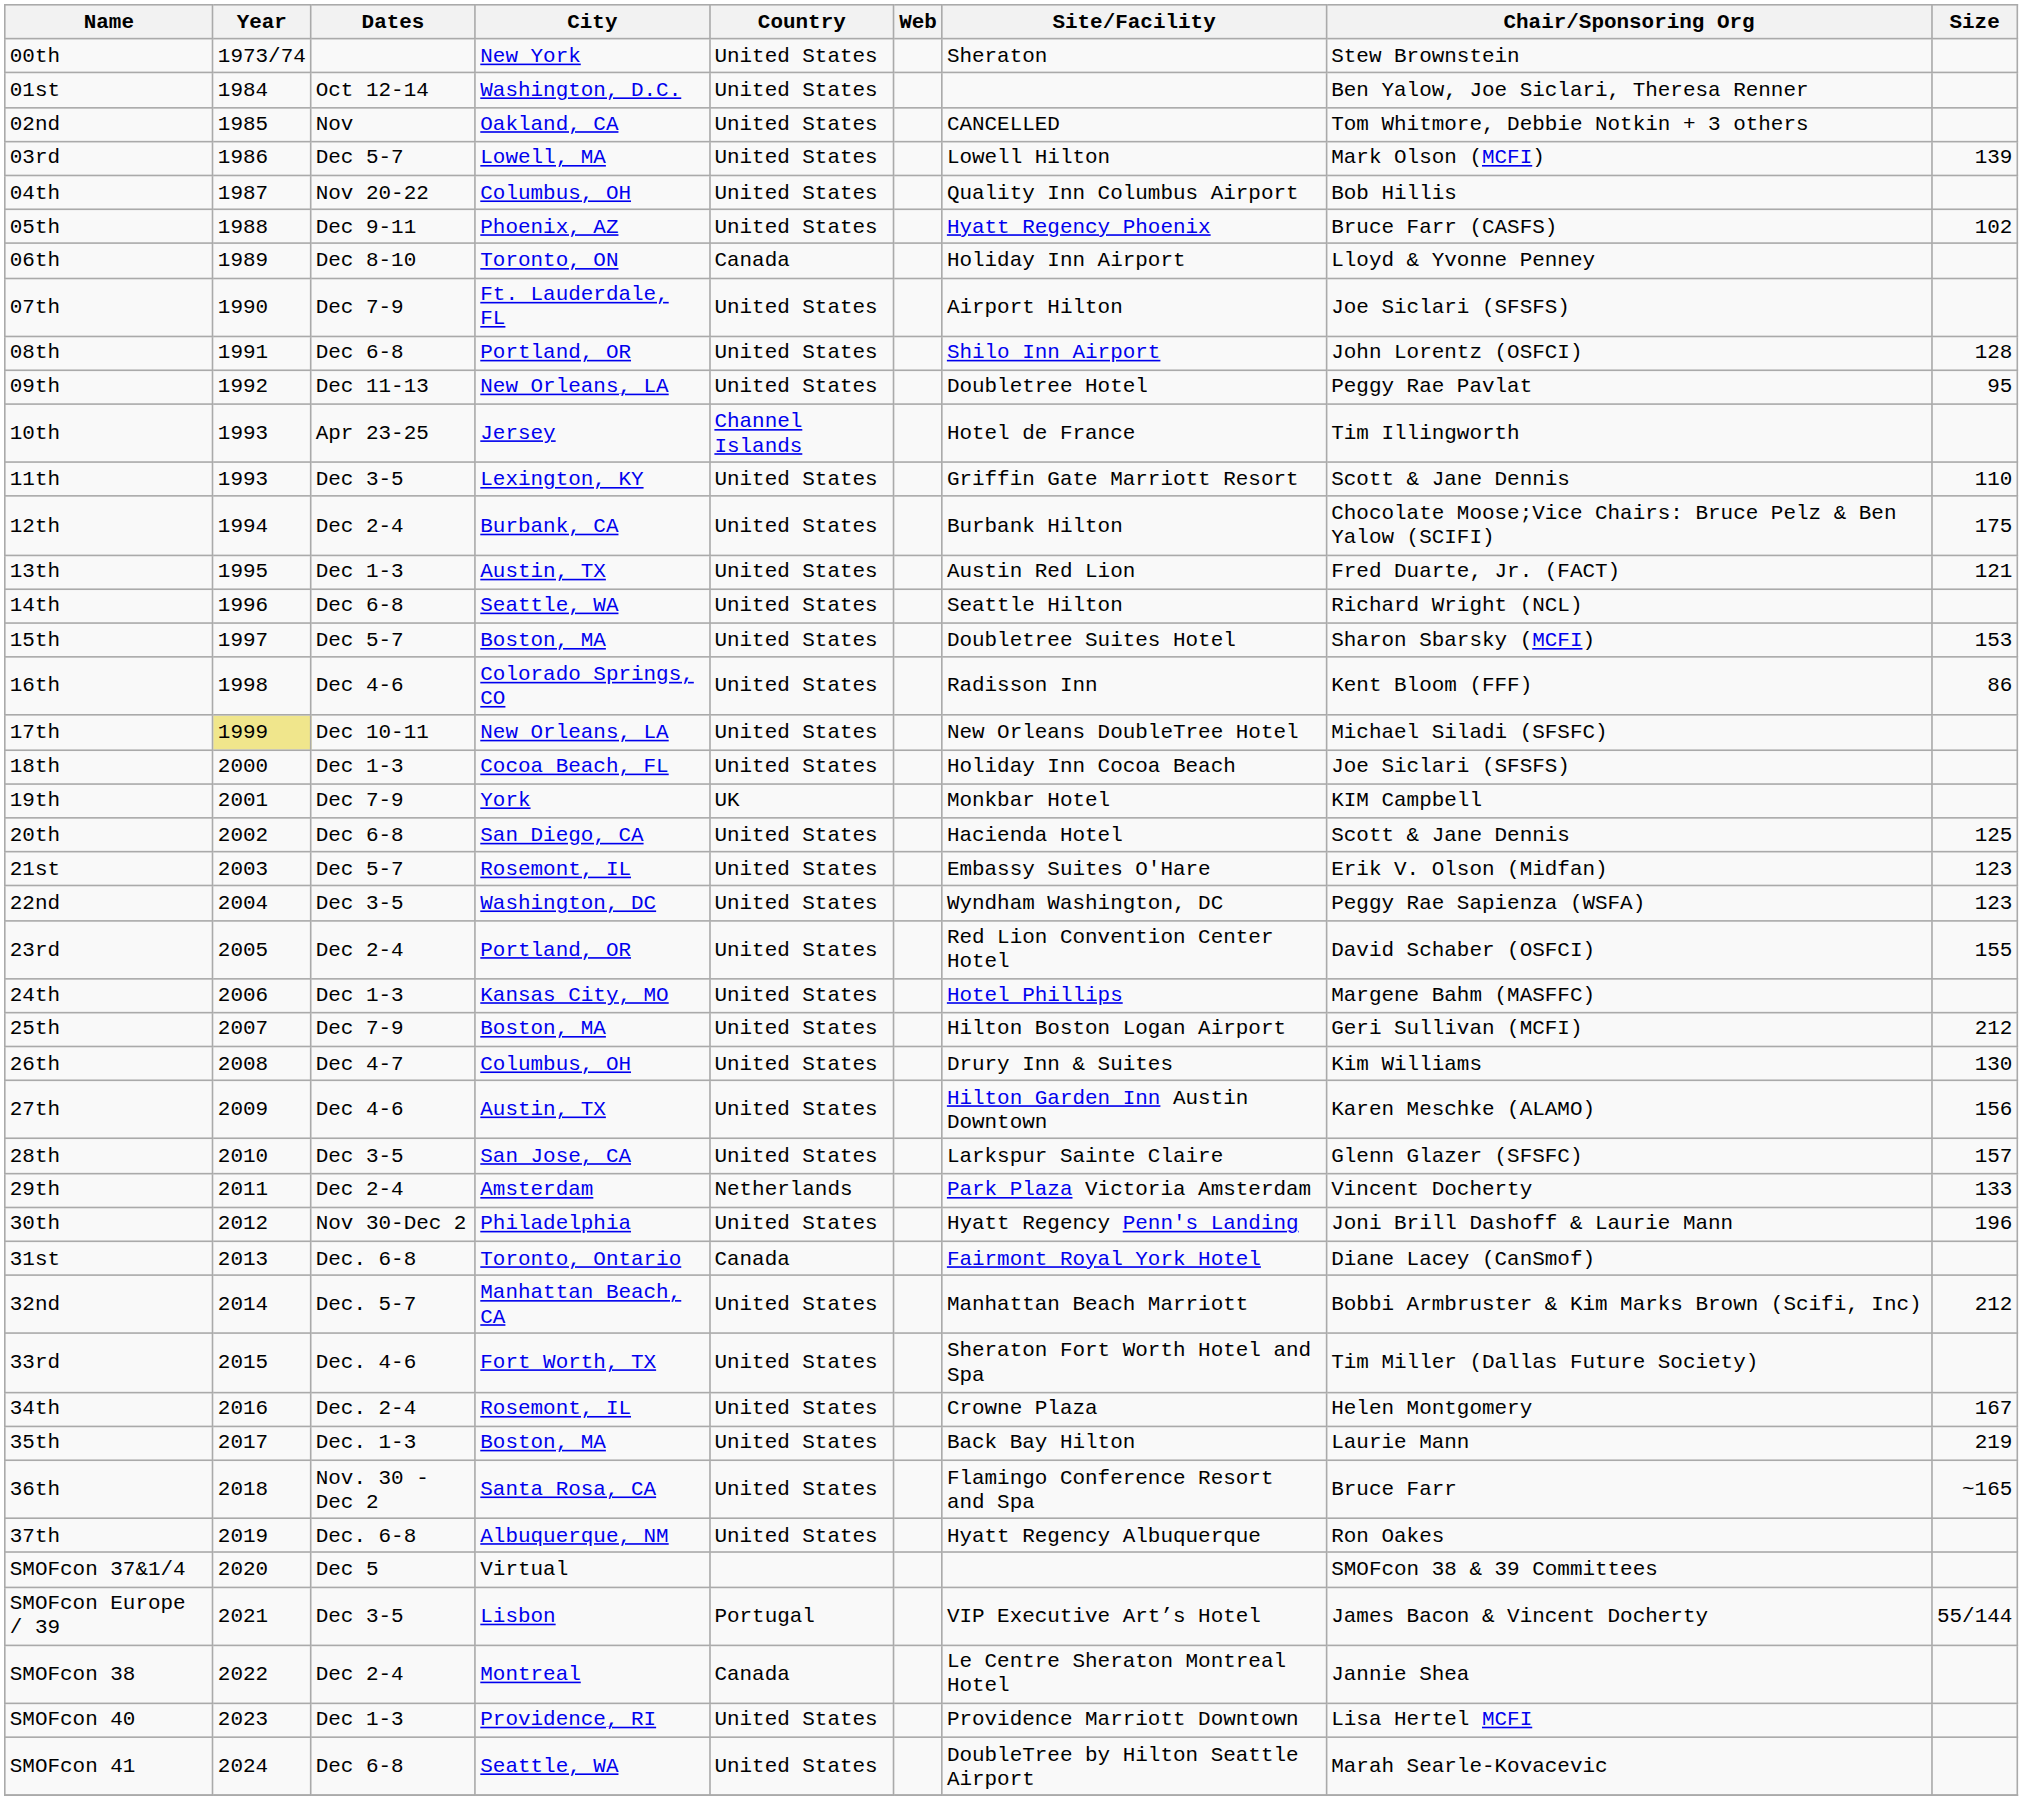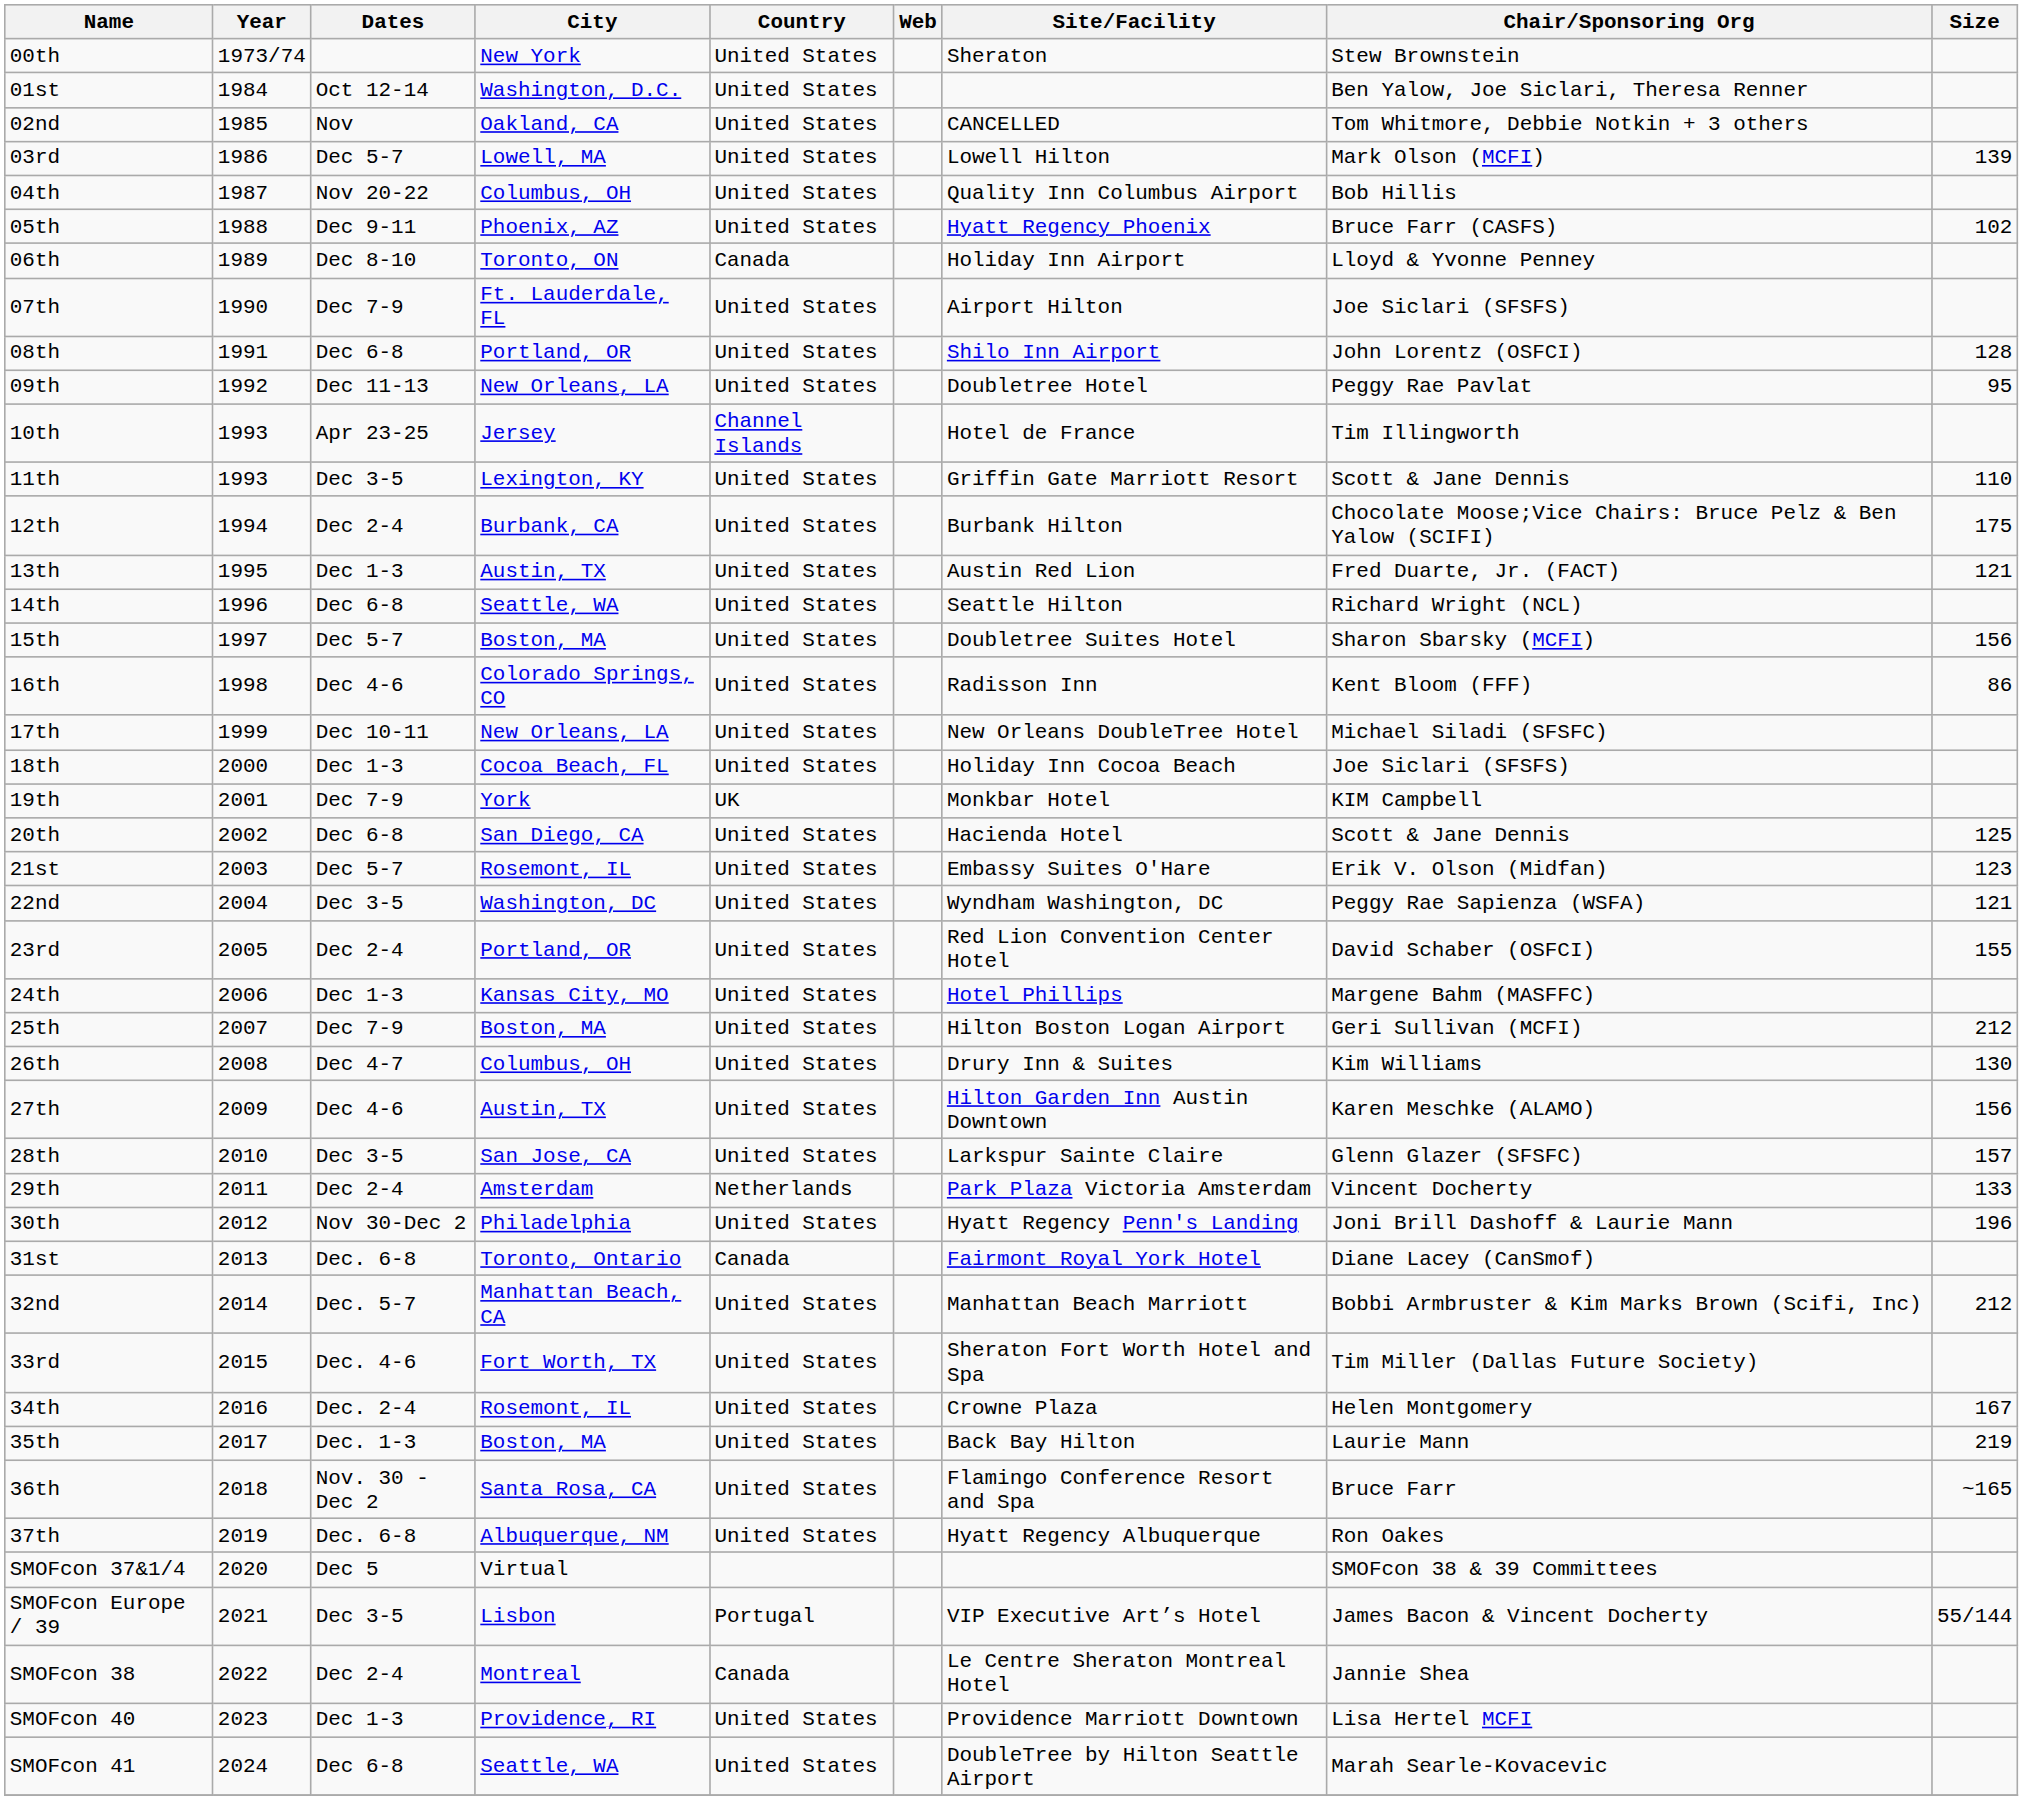(1993, 640) 153 -> (1993, 640) 156
(243, 732) khaki background -> (243, 732) no background
(1993, 903) 123 -> (1993, 903) 121
